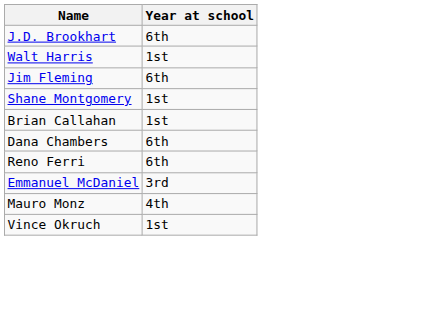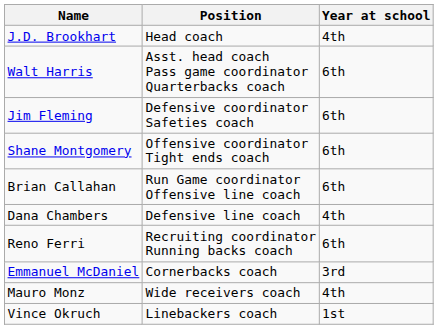+ column: (231, 15)
(157, 36) 6th -> (334, 36) 4th
(157, 57) 1st -> (334, 72) 6th
(157, 99) 1st -> (334, 151) 6th
(157, 120) 1st -> (334, 187) 6th
(157, 141) 6th -> (334, 215) 4th
